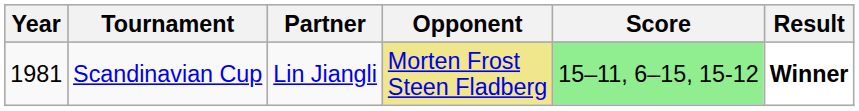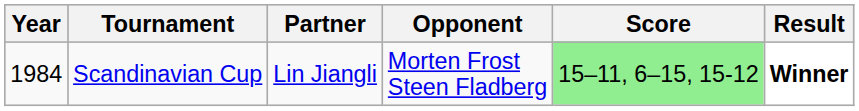(36, 73) 1981 -> (36, 73) 1984
(468, 73) khaki background -> (468, 73) no background
